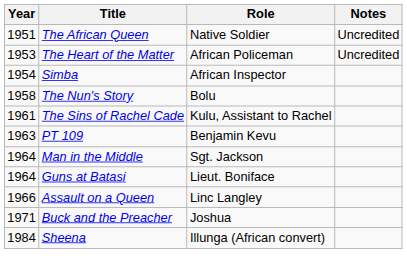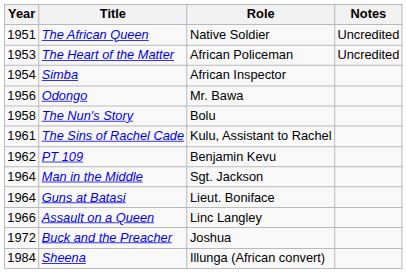+ row: (65, 95)
(22, 136) 1963 -> (22, 156) 1962
(22, 217) 1971 -> (22, 237) 1972
